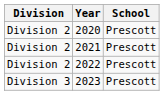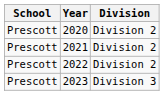columns swapped: (131, 13) <-> (39, 13)
